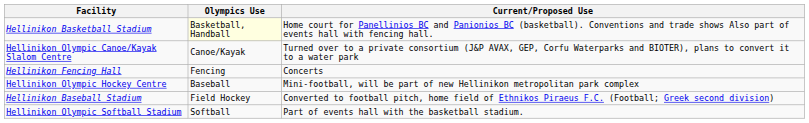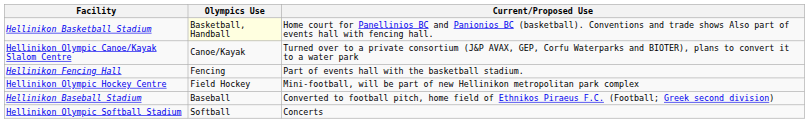(303, 71) Concerts -> (404, 71) Part of events hall with the basketball stadium.
(210, 85) Baseball -> (220, 85) Field Hockey
(220, 98) Field Hockey -> (210, 98) Baseball
(404, 112) Part of events hall with the basketball stadium. -> (303, 112) Concerts
